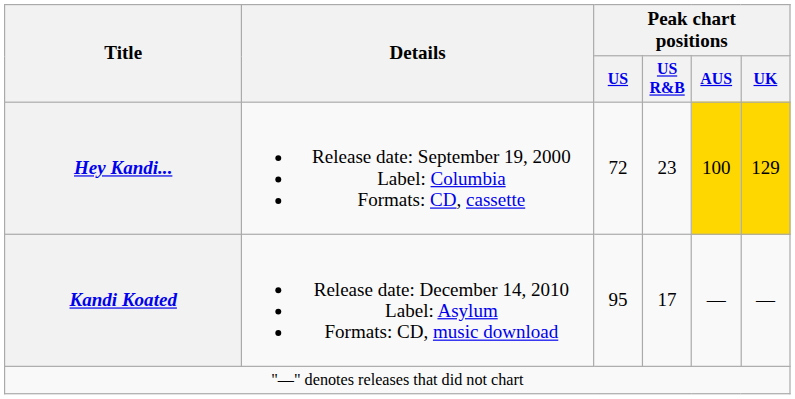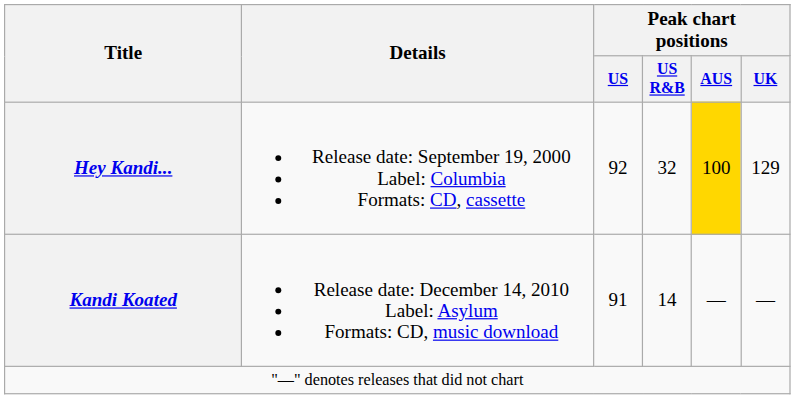(618, 167) 72 -> (618, 167) 92
(667, 167) 23 -> (667, 167) 32
(765, 167) gold background -> (765, 167) no background
(618, 300) 95 -> (618, 300) 91
(667, 300) 17 -> (667, 300) 14
